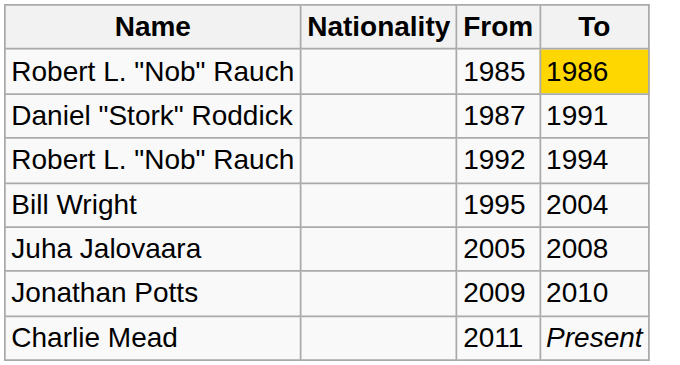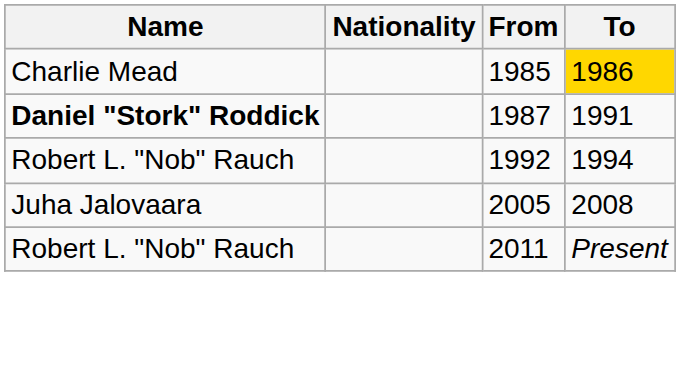(153, 71) Robert L. "Nob" Rauch -> (95, 71) Charlie Mead
(152, 115) normal -> (165, 115) bold
- row: (494, 204)
- row: (494, 293)
(95, 337) Charlie Mead -> (153, 248) Robert L. "Nob" Rauch
